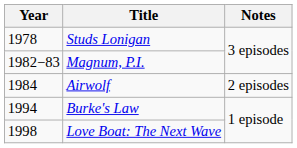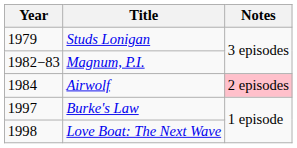(22, 39) 1978 -> (22, 39) 1979
(258, 85) no background -> (258, 85) pink background
(22, 108) 1994 -> (22, 108) 1997
